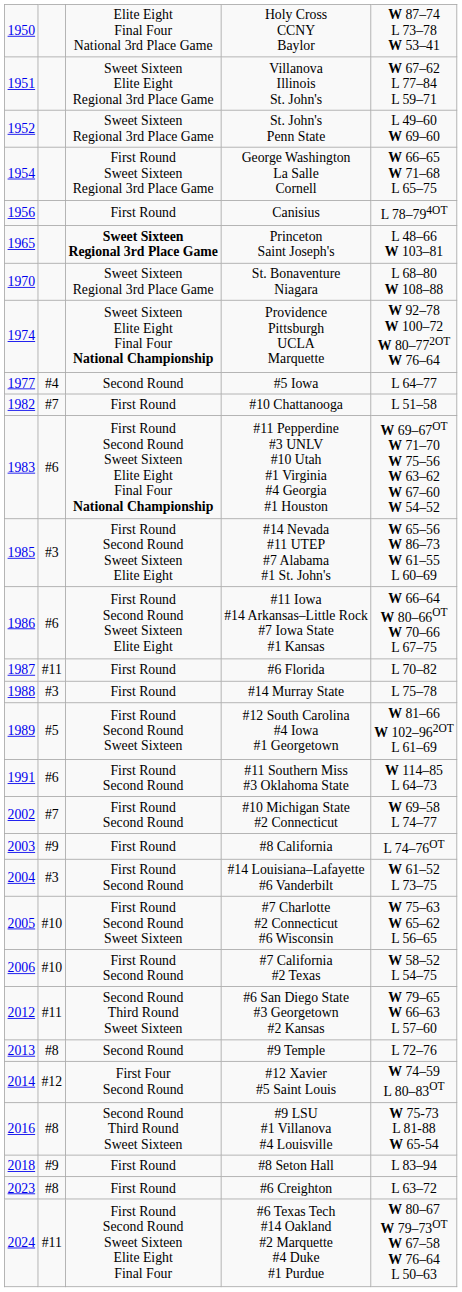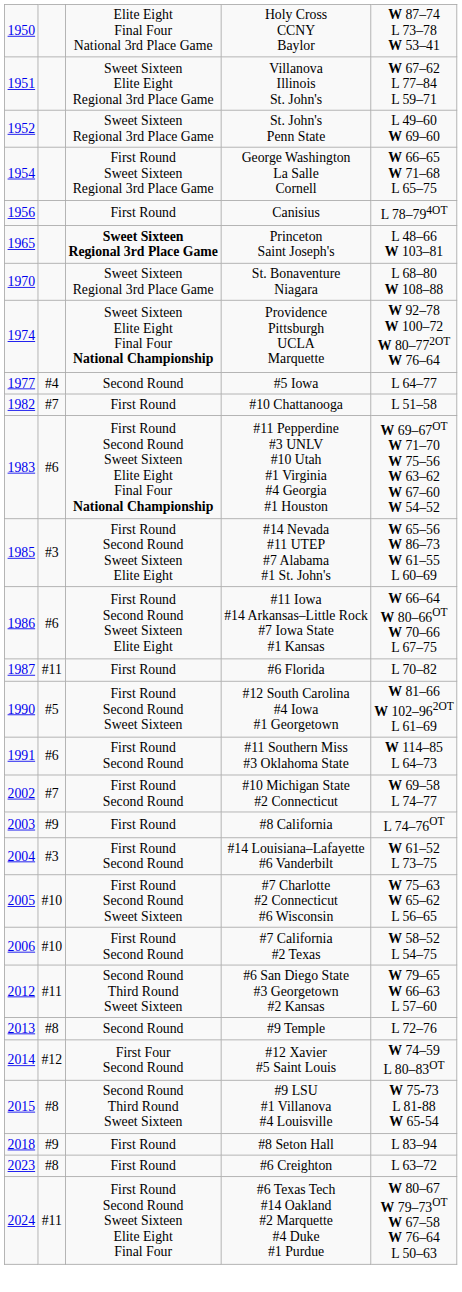- row: (296, 691)
(21, 731) 1989 -> (21, 709) 1990
(21, 1128) 2016 -> (21, 1107) 2015
